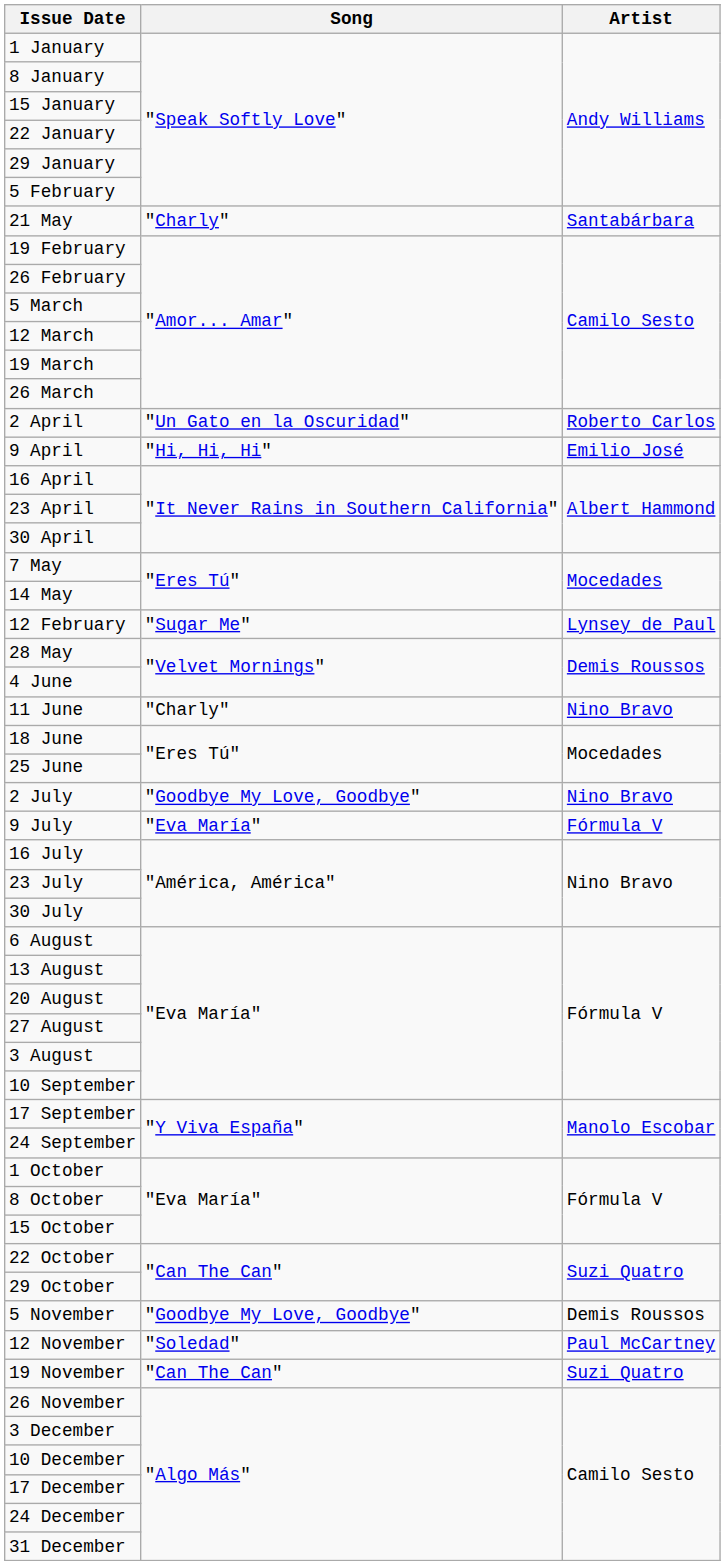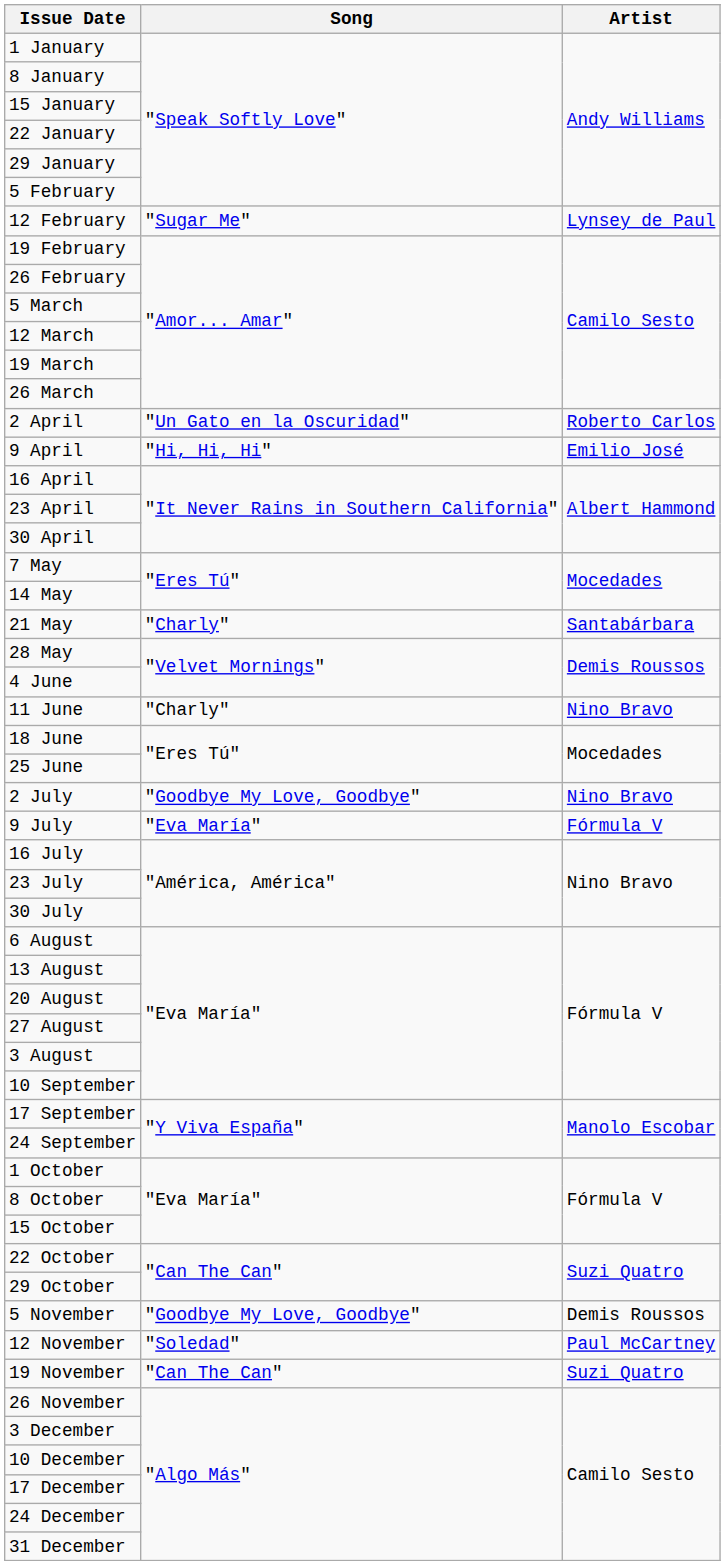rows swapped: (67, 624) <-> (41, 221)
